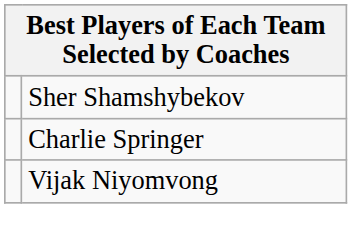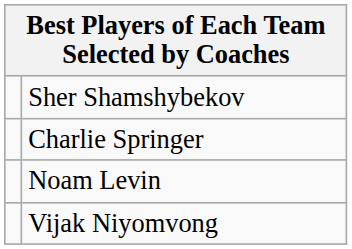+ row: (95, 180)
